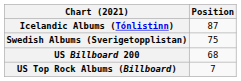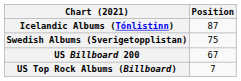(213, 55) 68 -> (213, 55) 67
